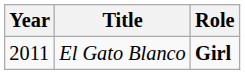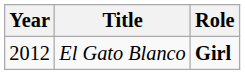(29, 52) 2011 -> (30, 52) 2012
